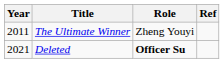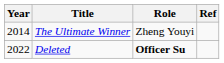(18, 31) 2011 -> (18, 31) 2014
(18, 49) 2021 -> (18, 49) 2022
